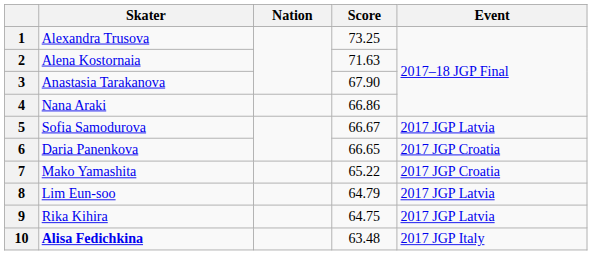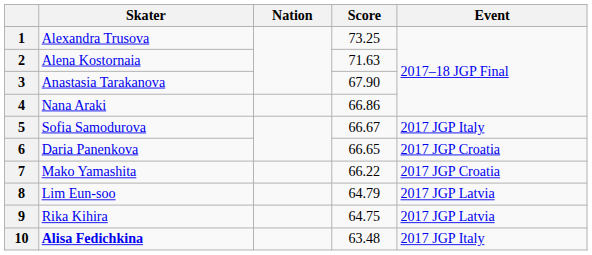(448, 127) 2017 JGP Latvia -> (442, 127) 2017 JGP Italy
(364, 171) 65.22 -> (364, 171) 66.22
